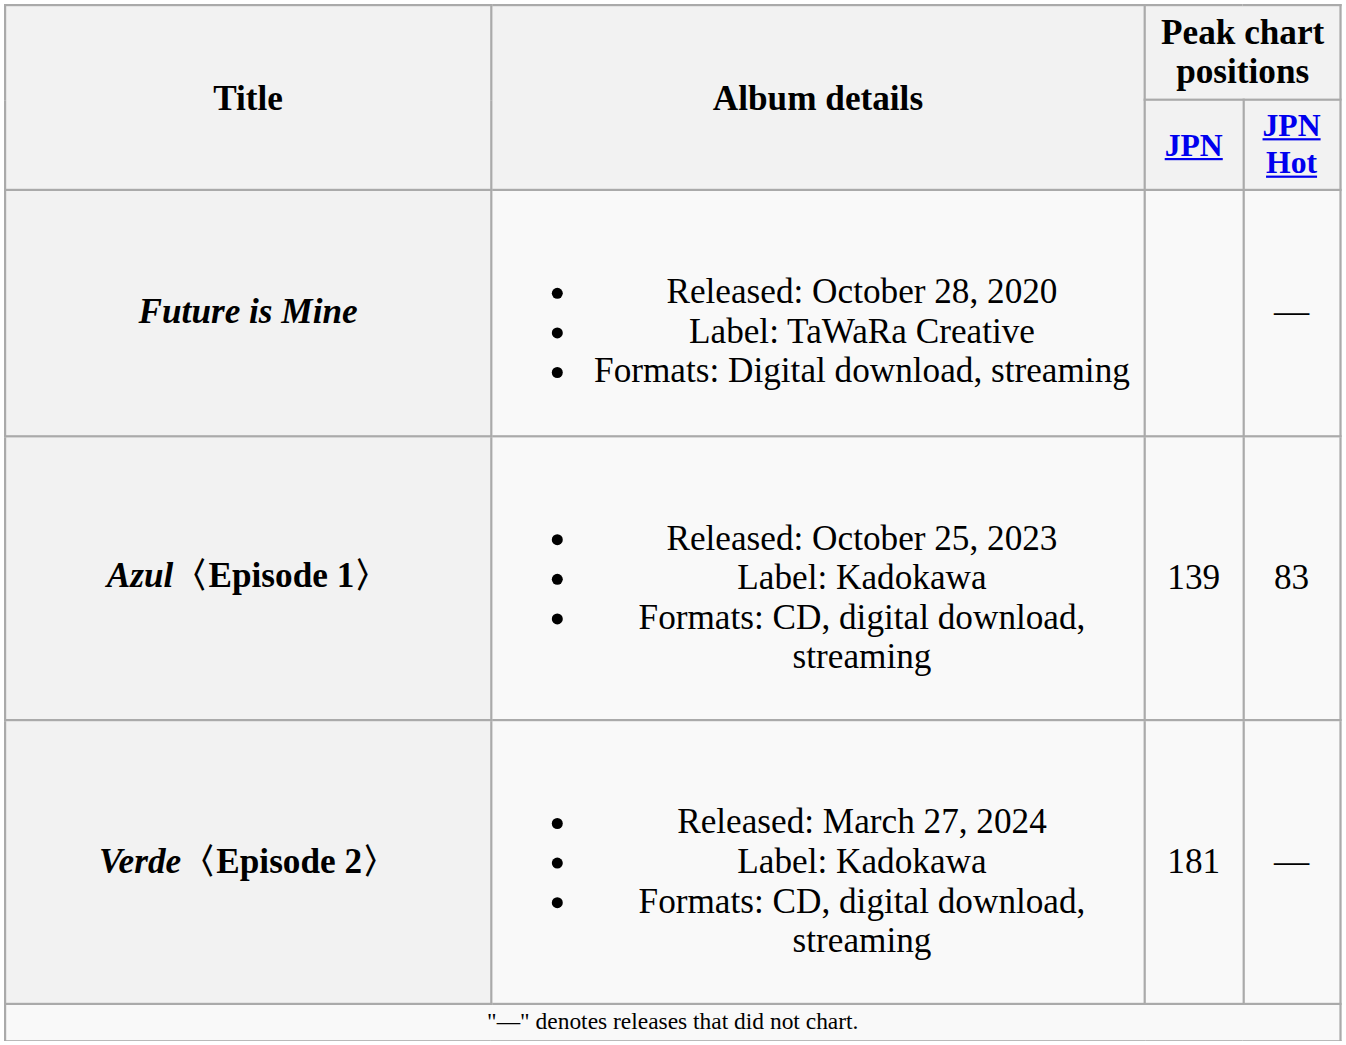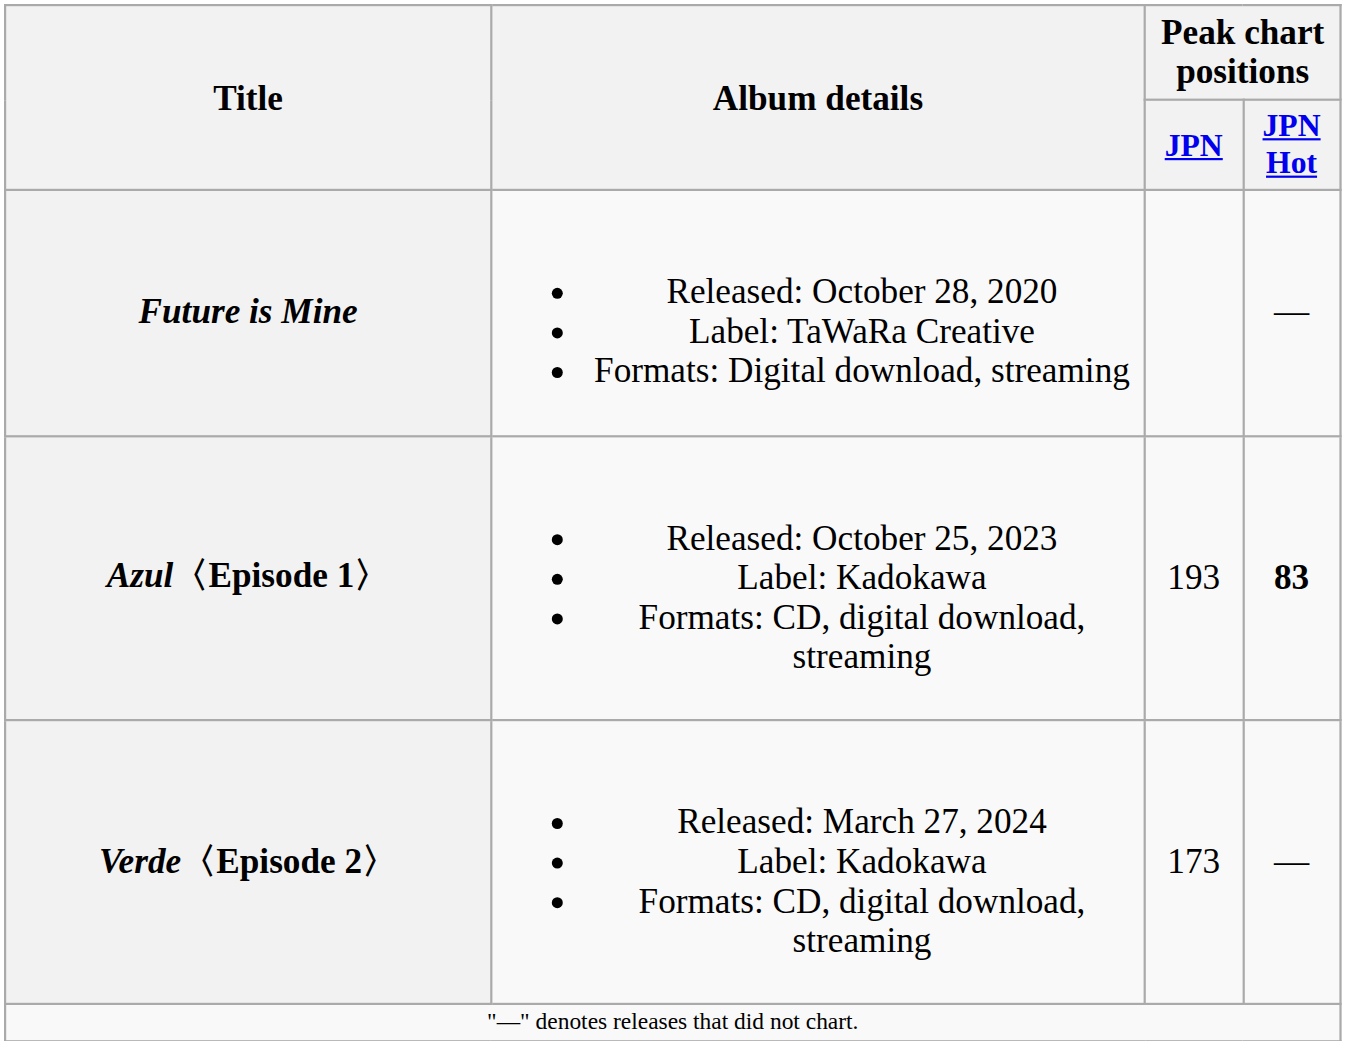(1194, 576) 139 -> (1194, 576) 193
(1292, 576) normal -> (1292, 576) bold
(1194, 861) 181 -> (1194, 861) 173
